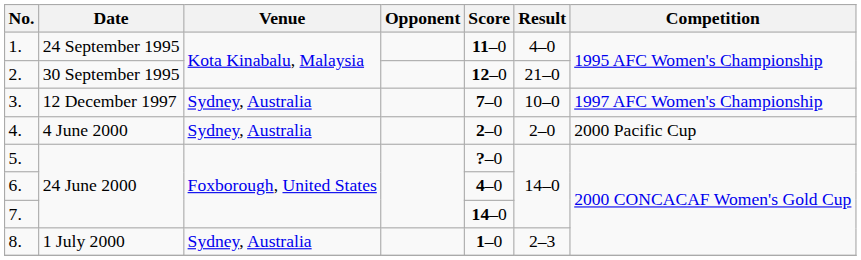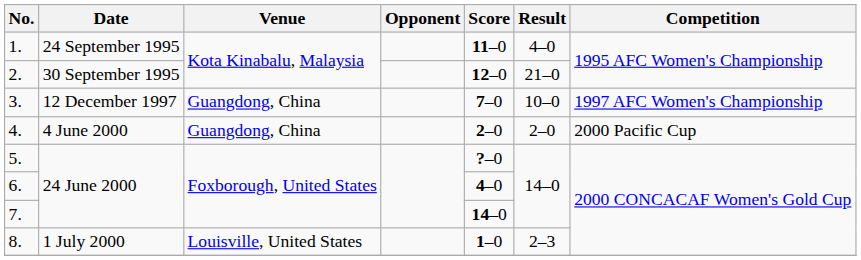(250, 102) Sydney, Australia -> (254, 102) Guangdong, China
(250, 130) Sydney, Australia -> (254, 130) Guangdong, China
(250, 241) Sydney, Australia -> (275, 241) Louisville, United States
